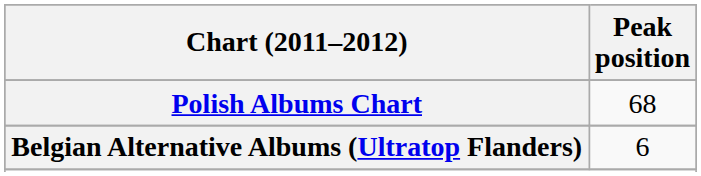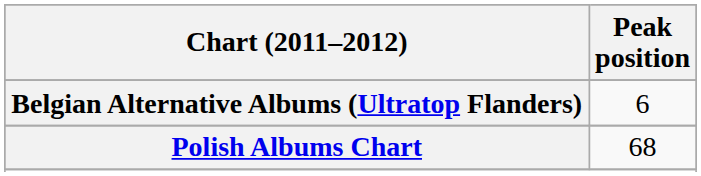rows swapped: (297, 147) <-> (297, 102)
